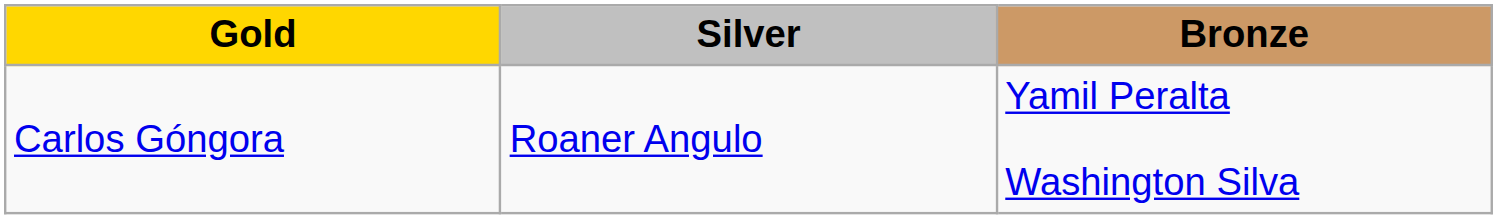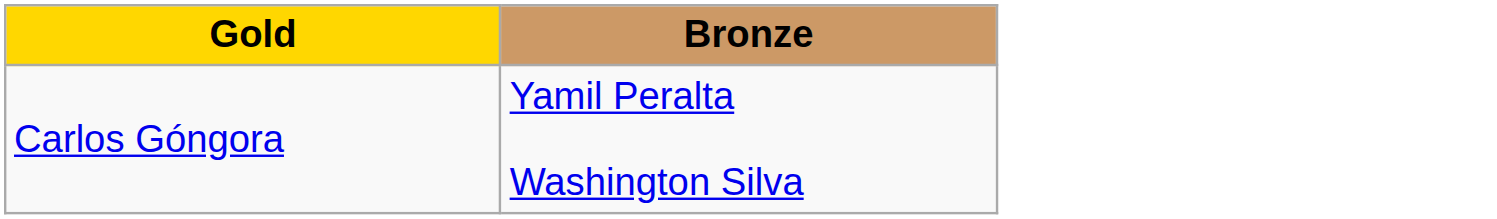- column: (749, 34)
